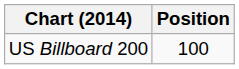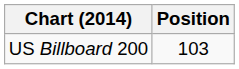(193, 48) 100 -> (193, 48) 103
